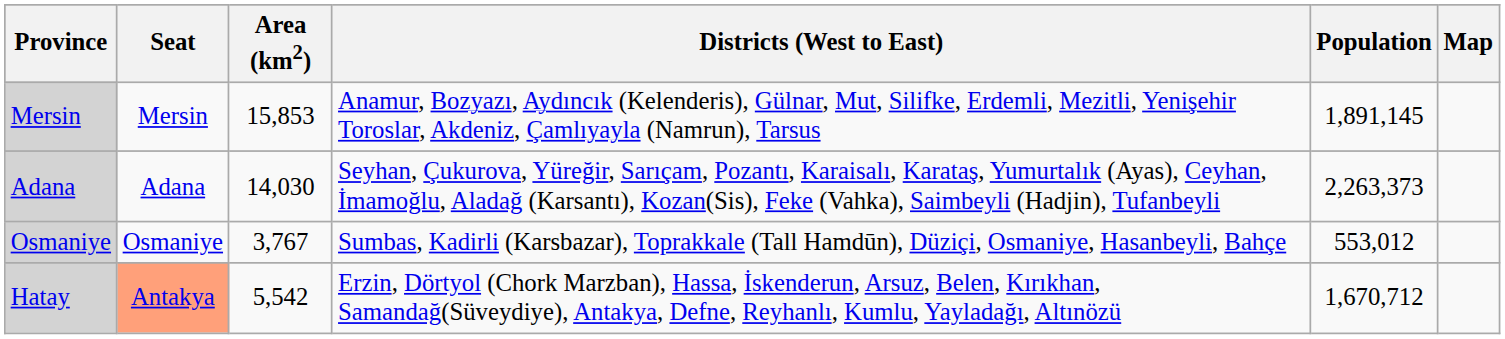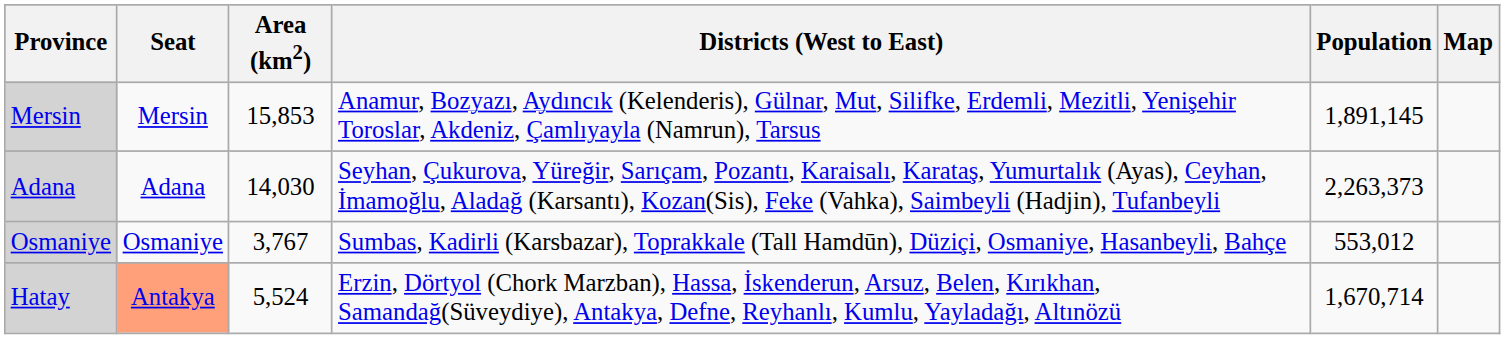(281, 297) 5,542 -> (281, 297) 5,524
(1374, 297) 1,670,712 -> (1374, 297) 1,670,714
